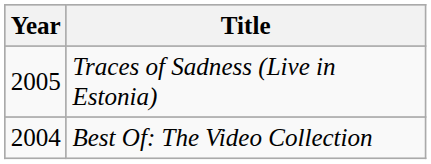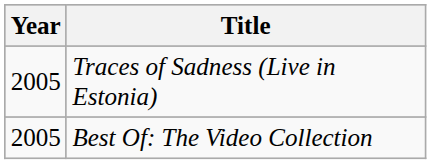(36, 137) 2004 -> (36, 137) 2005
